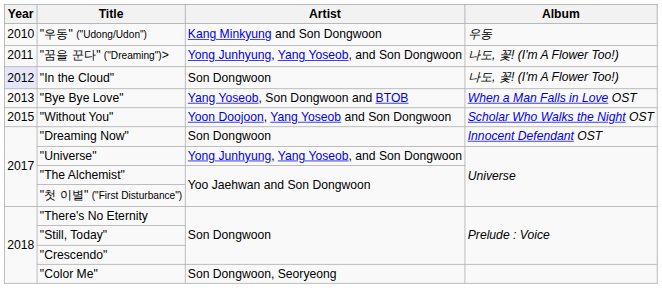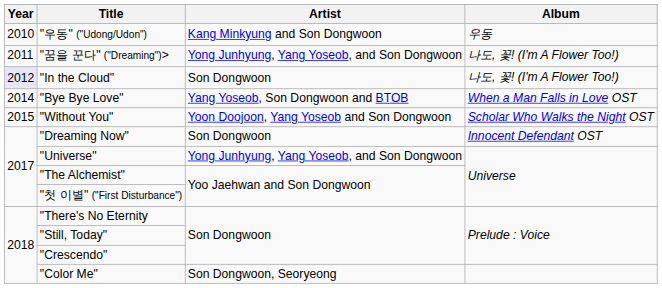(21, 98) 2013 -> (21, 98) 2014
